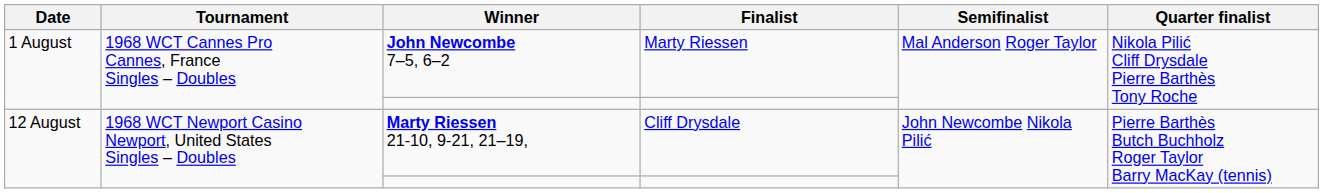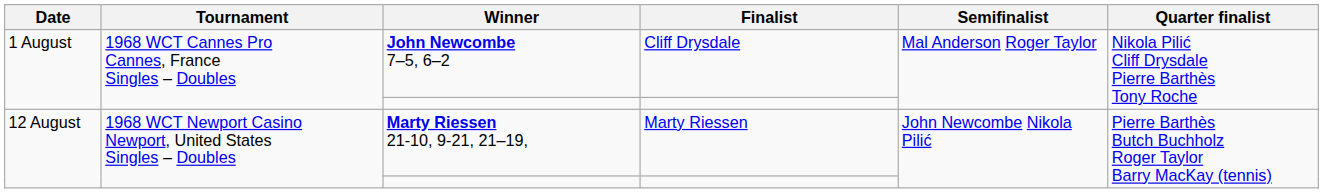(696, 42) Marty Riessen -> (692, 42) Cliff Drysdale
(692, 122) Cliff Drysdale -> (696, 122) Marty Riessen
